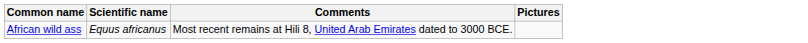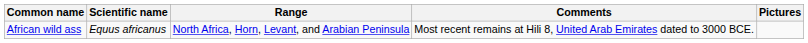+ column: (291, 13)
